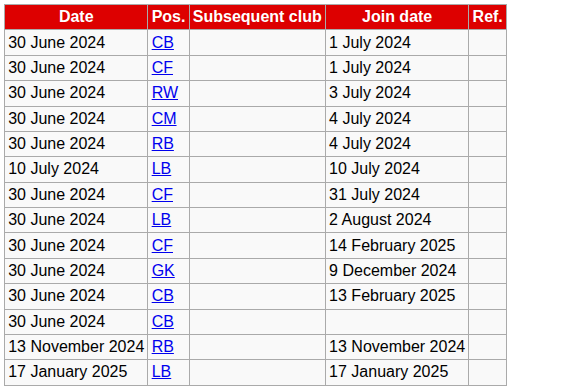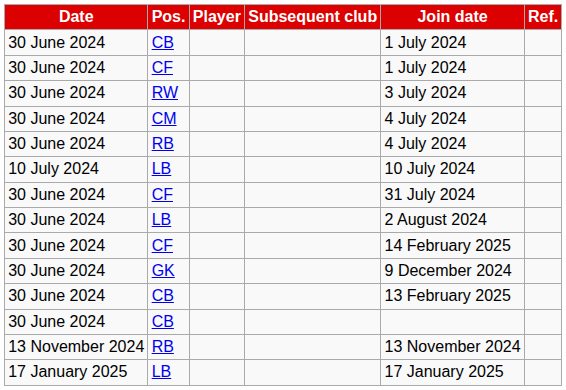+ column: (217, 17)
